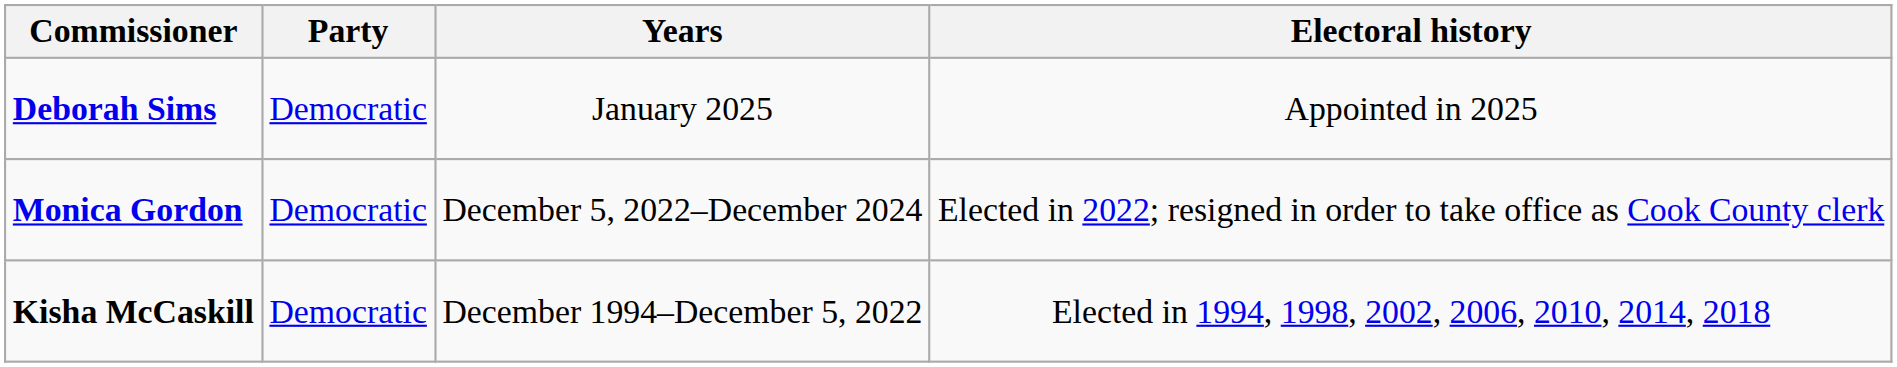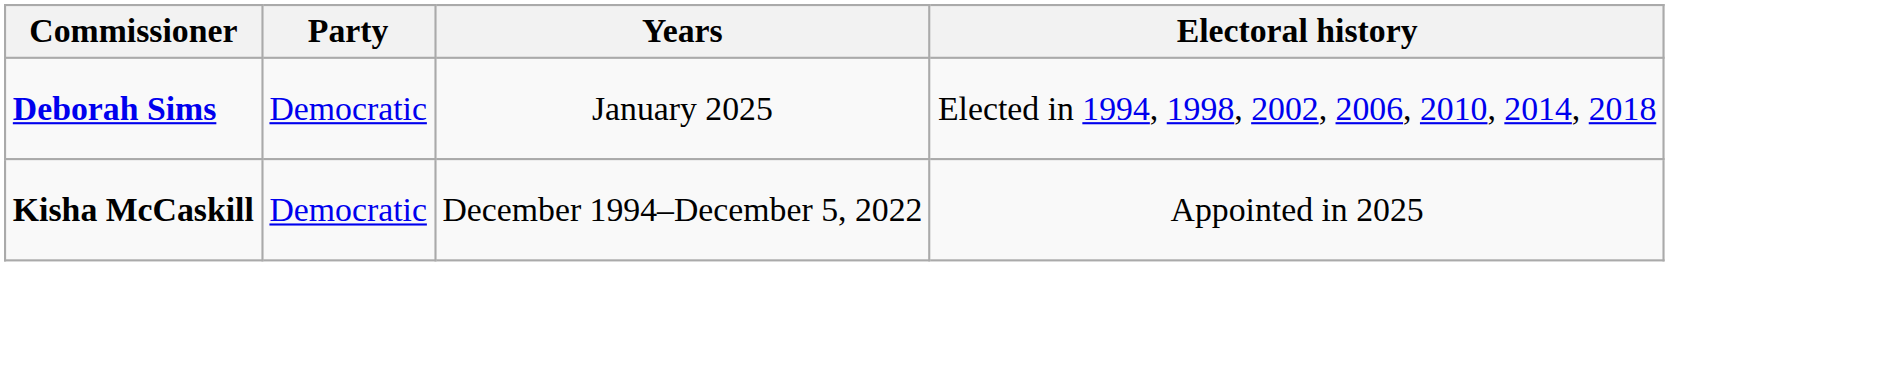(1411, 108) Appointed in 2025 -> (1297, 108) Elected in 1994, 1998, 2002, 2006, 2010, 2014, 2018
- row: (128, 209)
(1411, 311) Elected in 1994, 1998, 2002, 2006, 2010, 2014, 2018 -> (1297, 209) Appointed in 2025
